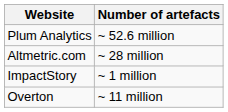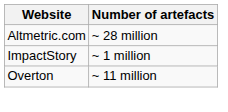- row: (50, 35)
